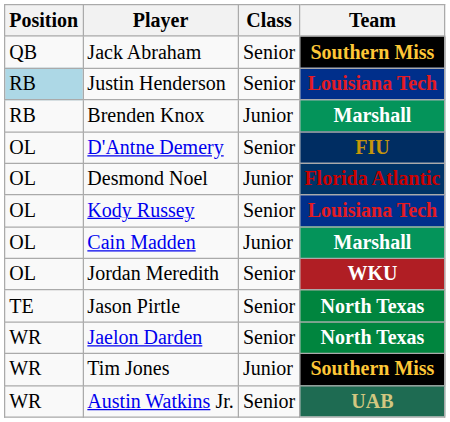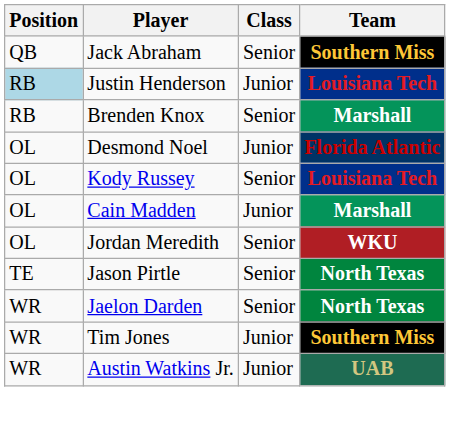(269, 83) Senior -> (268, 83) Junior
(268, 115) Junior -> (269, 115) Senior
- row: (156, 147)
(269, 400) Senior -> (268, 369) Junior
